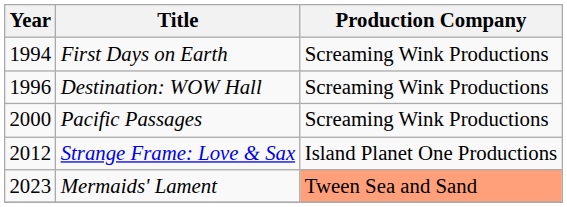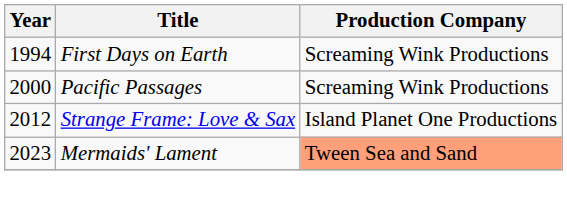- row: (161, 86)
